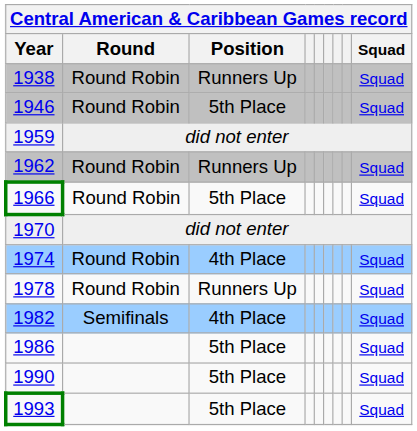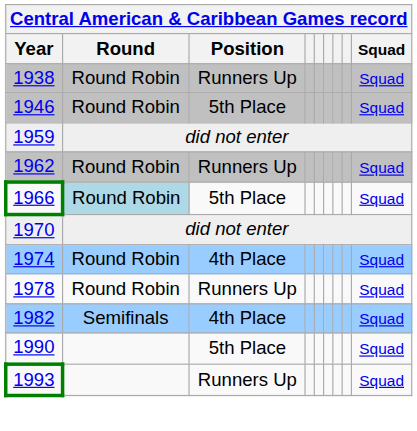(126, 198) no background -> (126, 198) lightblue background
- row: (34, 347)
(247, 408) 5th Place -> (247, 379) Runners Up
